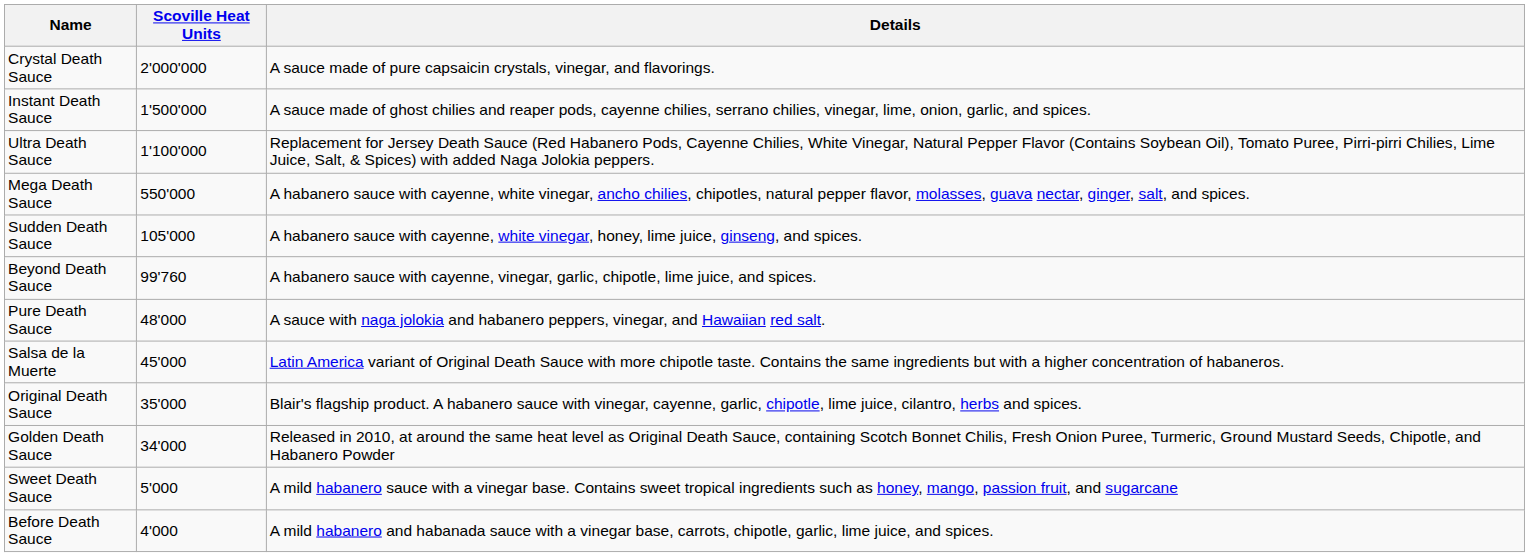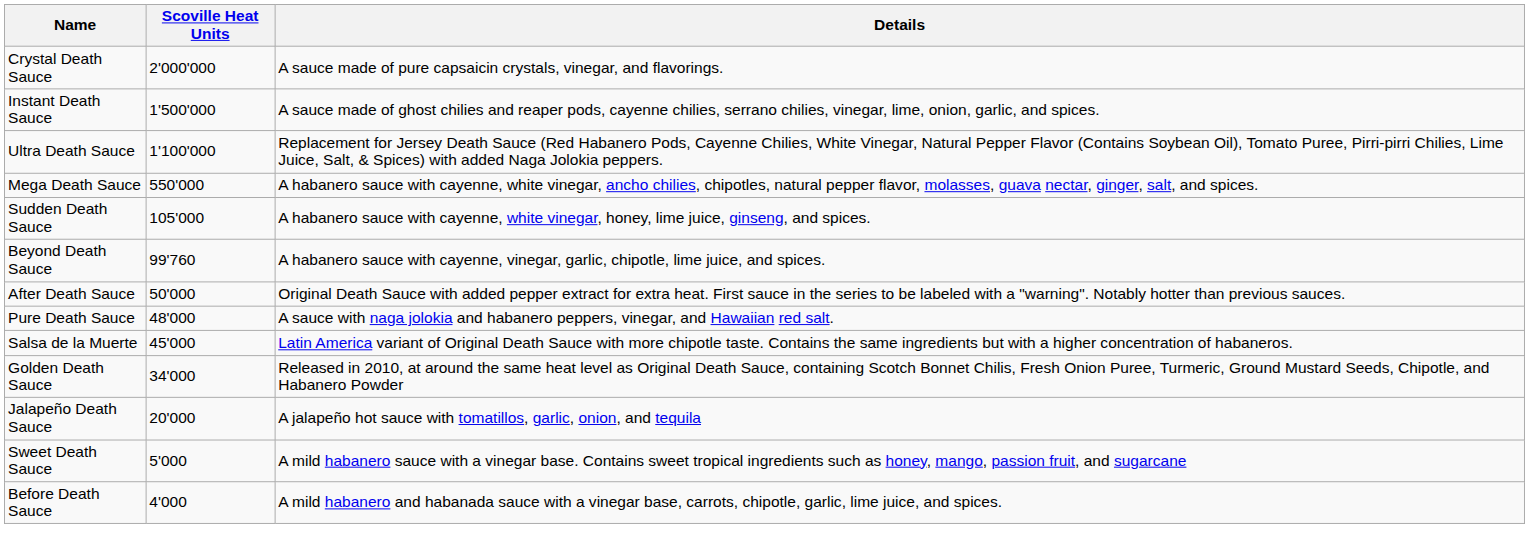+ row: (71, 293)
- row: (58, 404)
+ row: (62, 418)
